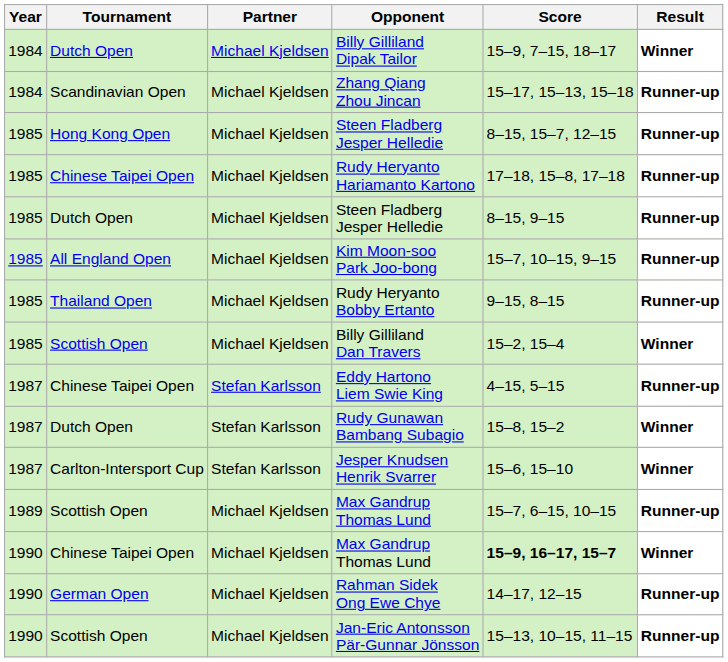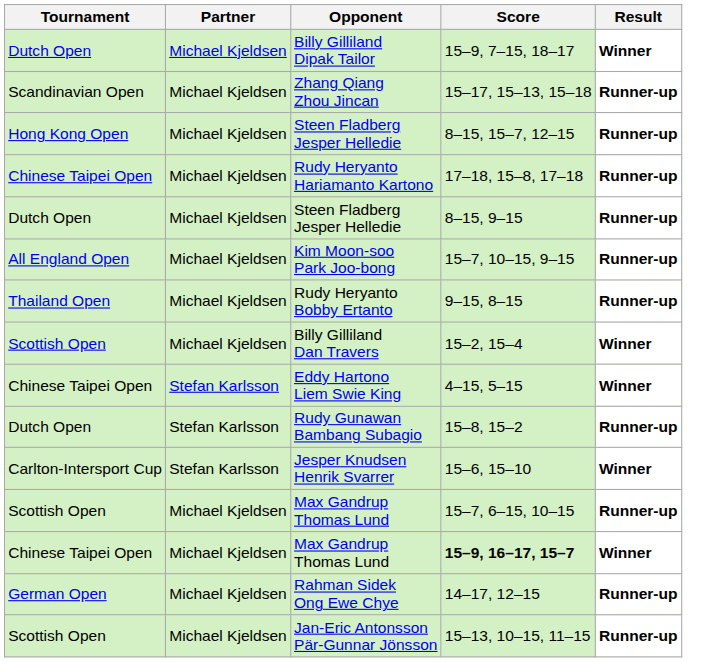- column: (25, 17)
(680, 385) Runner-up -> (625, 385) Winner
(667, 427) Winner -> (638, 427) Runner-up
